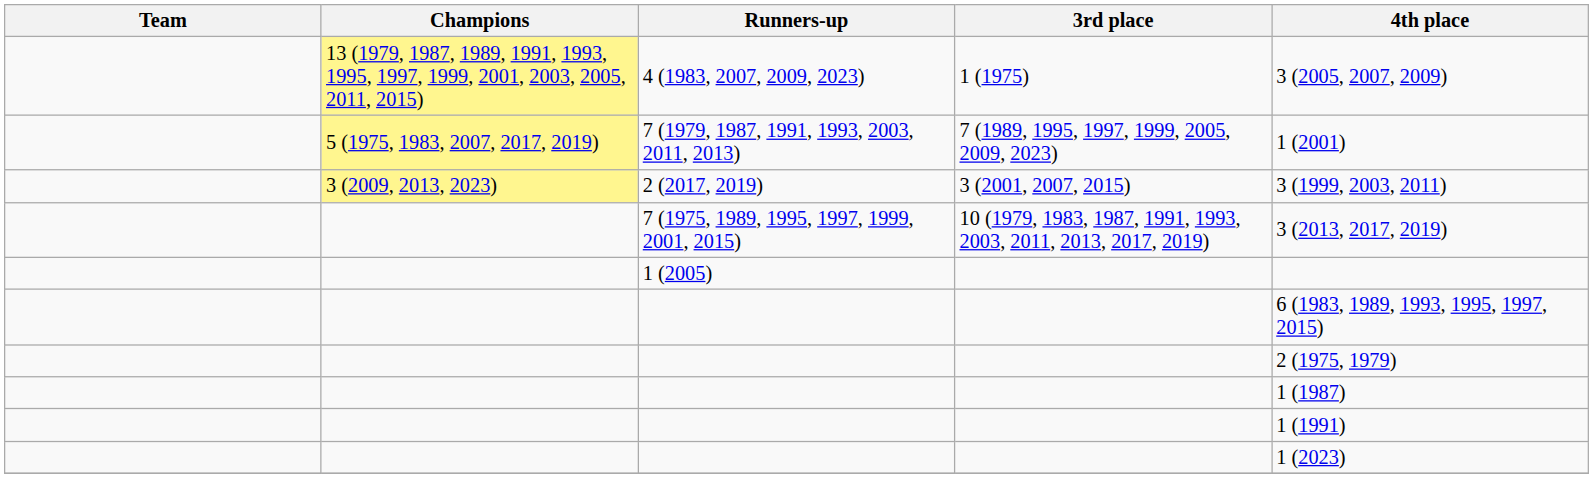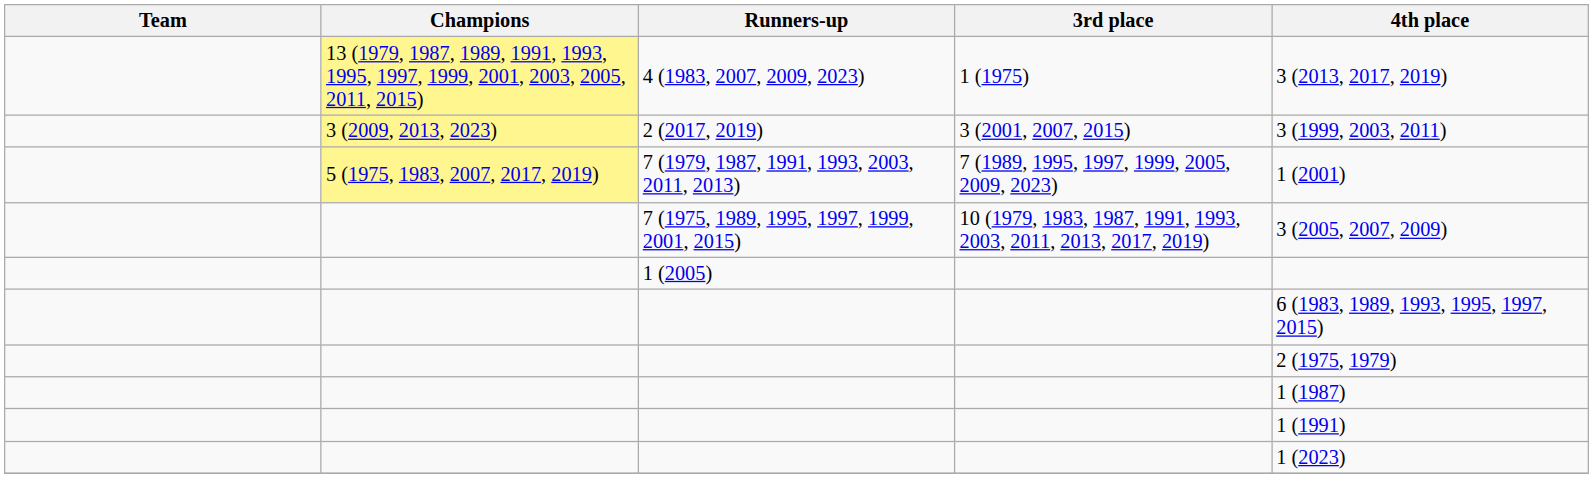(1362, 75) 3 (2005, 2007, 2009) -> (1362, 75) 3 (2013, 2017, 2019)
rows swapped: (778, 142) <-> (703, 185)
(1362, 229) 3 (2013, 2017, 2019) -> (1362, 229) 3 (2005, 2007, 2009)
